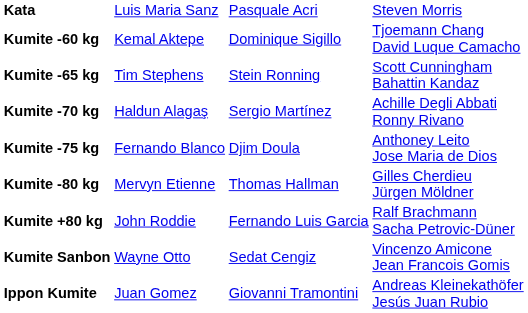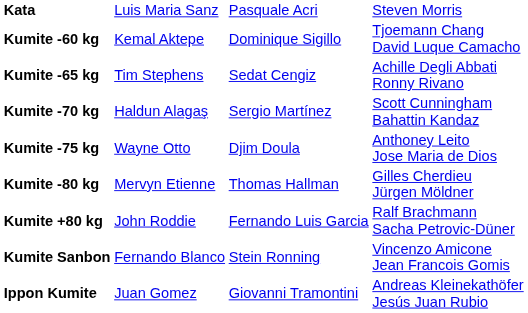(274, 75) Stein Ronning -> (272, 75) Sedat Cengiz
(432, 75) Scott Cunningham Bahattin Kandaz -> (435, 75) Achille Degli Abbati Ronny Rivano
(435, 111) Achille Degli Abbati Ronny Rivano -> (432, 111) Scott Cunningham Bahattin Kandaz
(170, 148) Fernando Blanco -> (152, 148) Wayne Otto
(152, 257) Wayne Otto -> (170, 257) Fernando Blanco
(272, 257) Sedat Cengiz -> (274, 257) Stein Ronning
